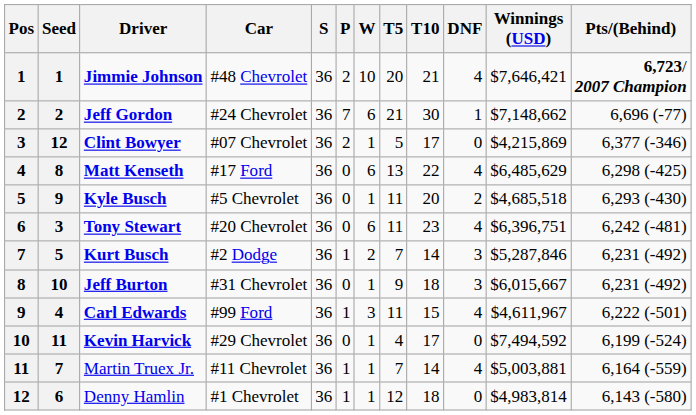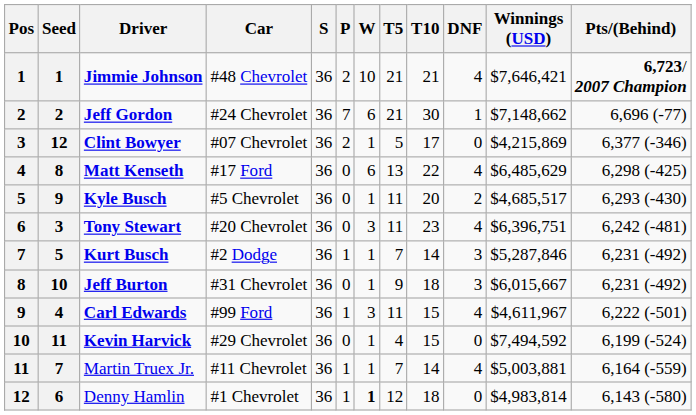(395, 77) 20 -> (395, 77) 21
(528, 199) $4,685,518 -> (528, 199) $4,685,517
(371, 227) 6 -> (371, 227) 3
(371, 255) 2 -> (371, 255) 1
(431, 339) 17 -> (431, 339) 15
(371, 395) normal -> (371, 395) bold
